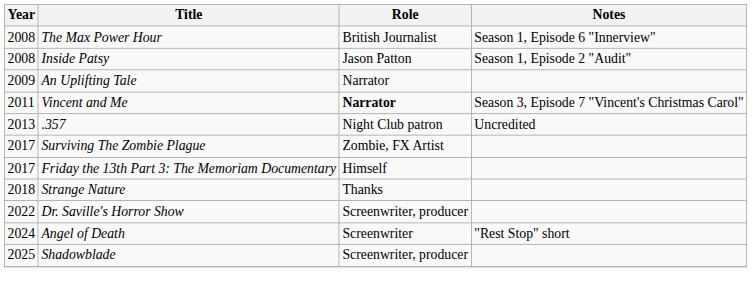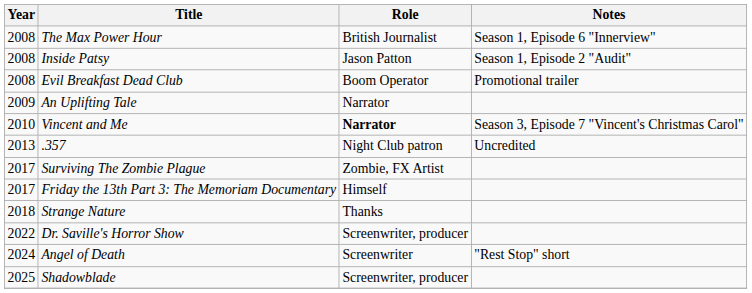+ row: (112, 80)
(21, 102) 2011 -> (21, 124) 2010
